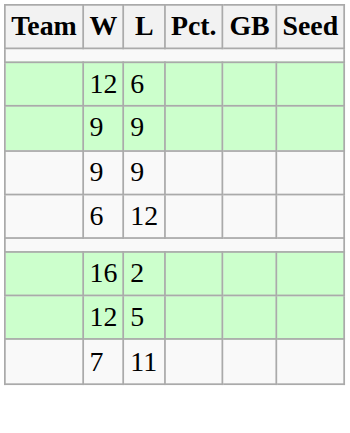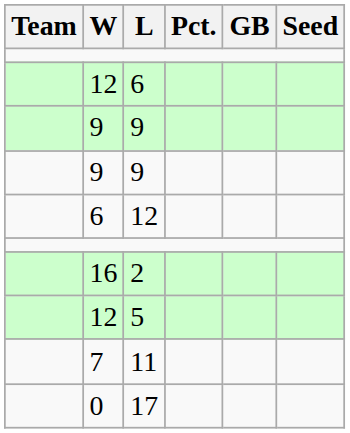+ row: (97, 405)
